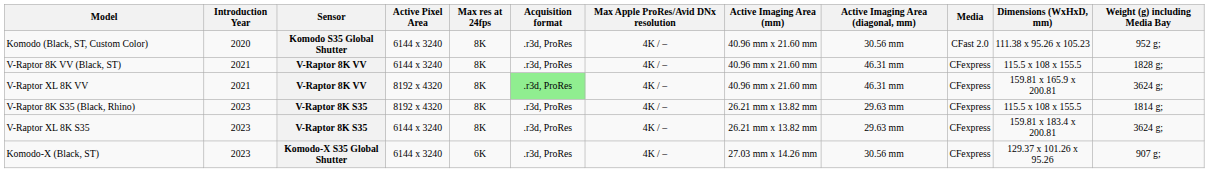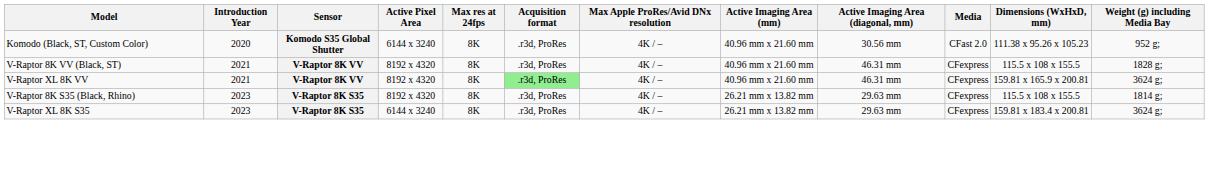(418, 65) 6144 x 3240 -> (411, 65) 8192 x 4320
- row: (53, 154)
